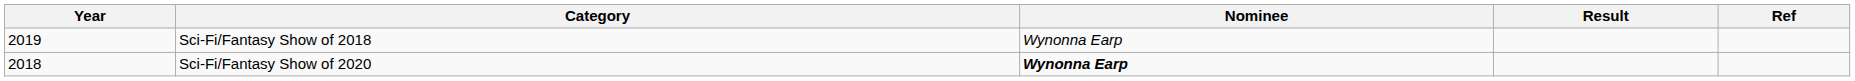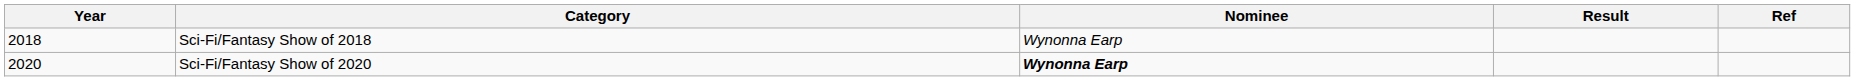(25, 40) 2019 -> (25, 40) 2018
(25, 64) 2018 -> (25, 64) 2020
